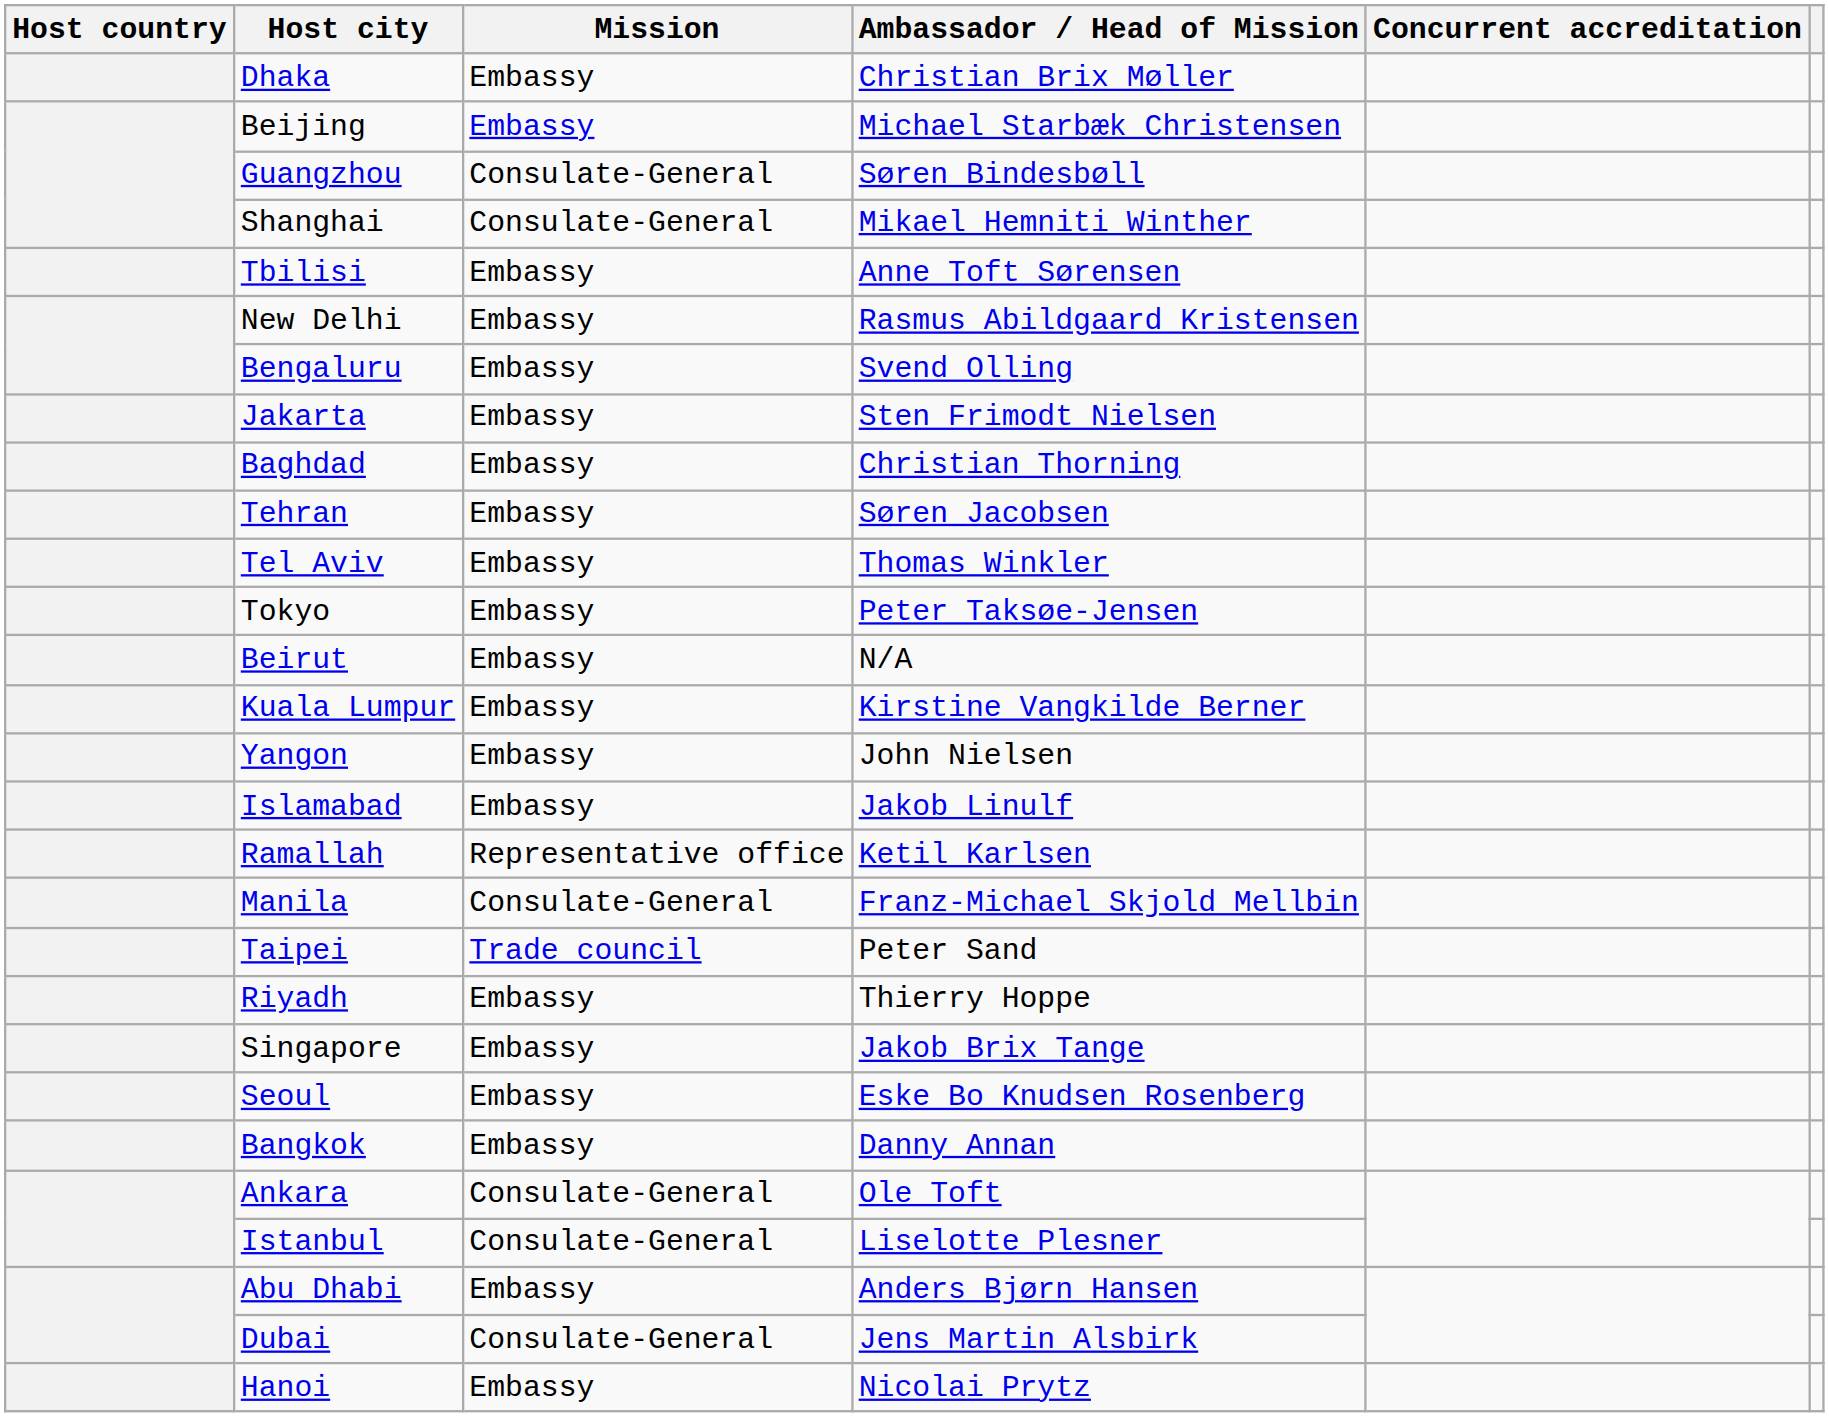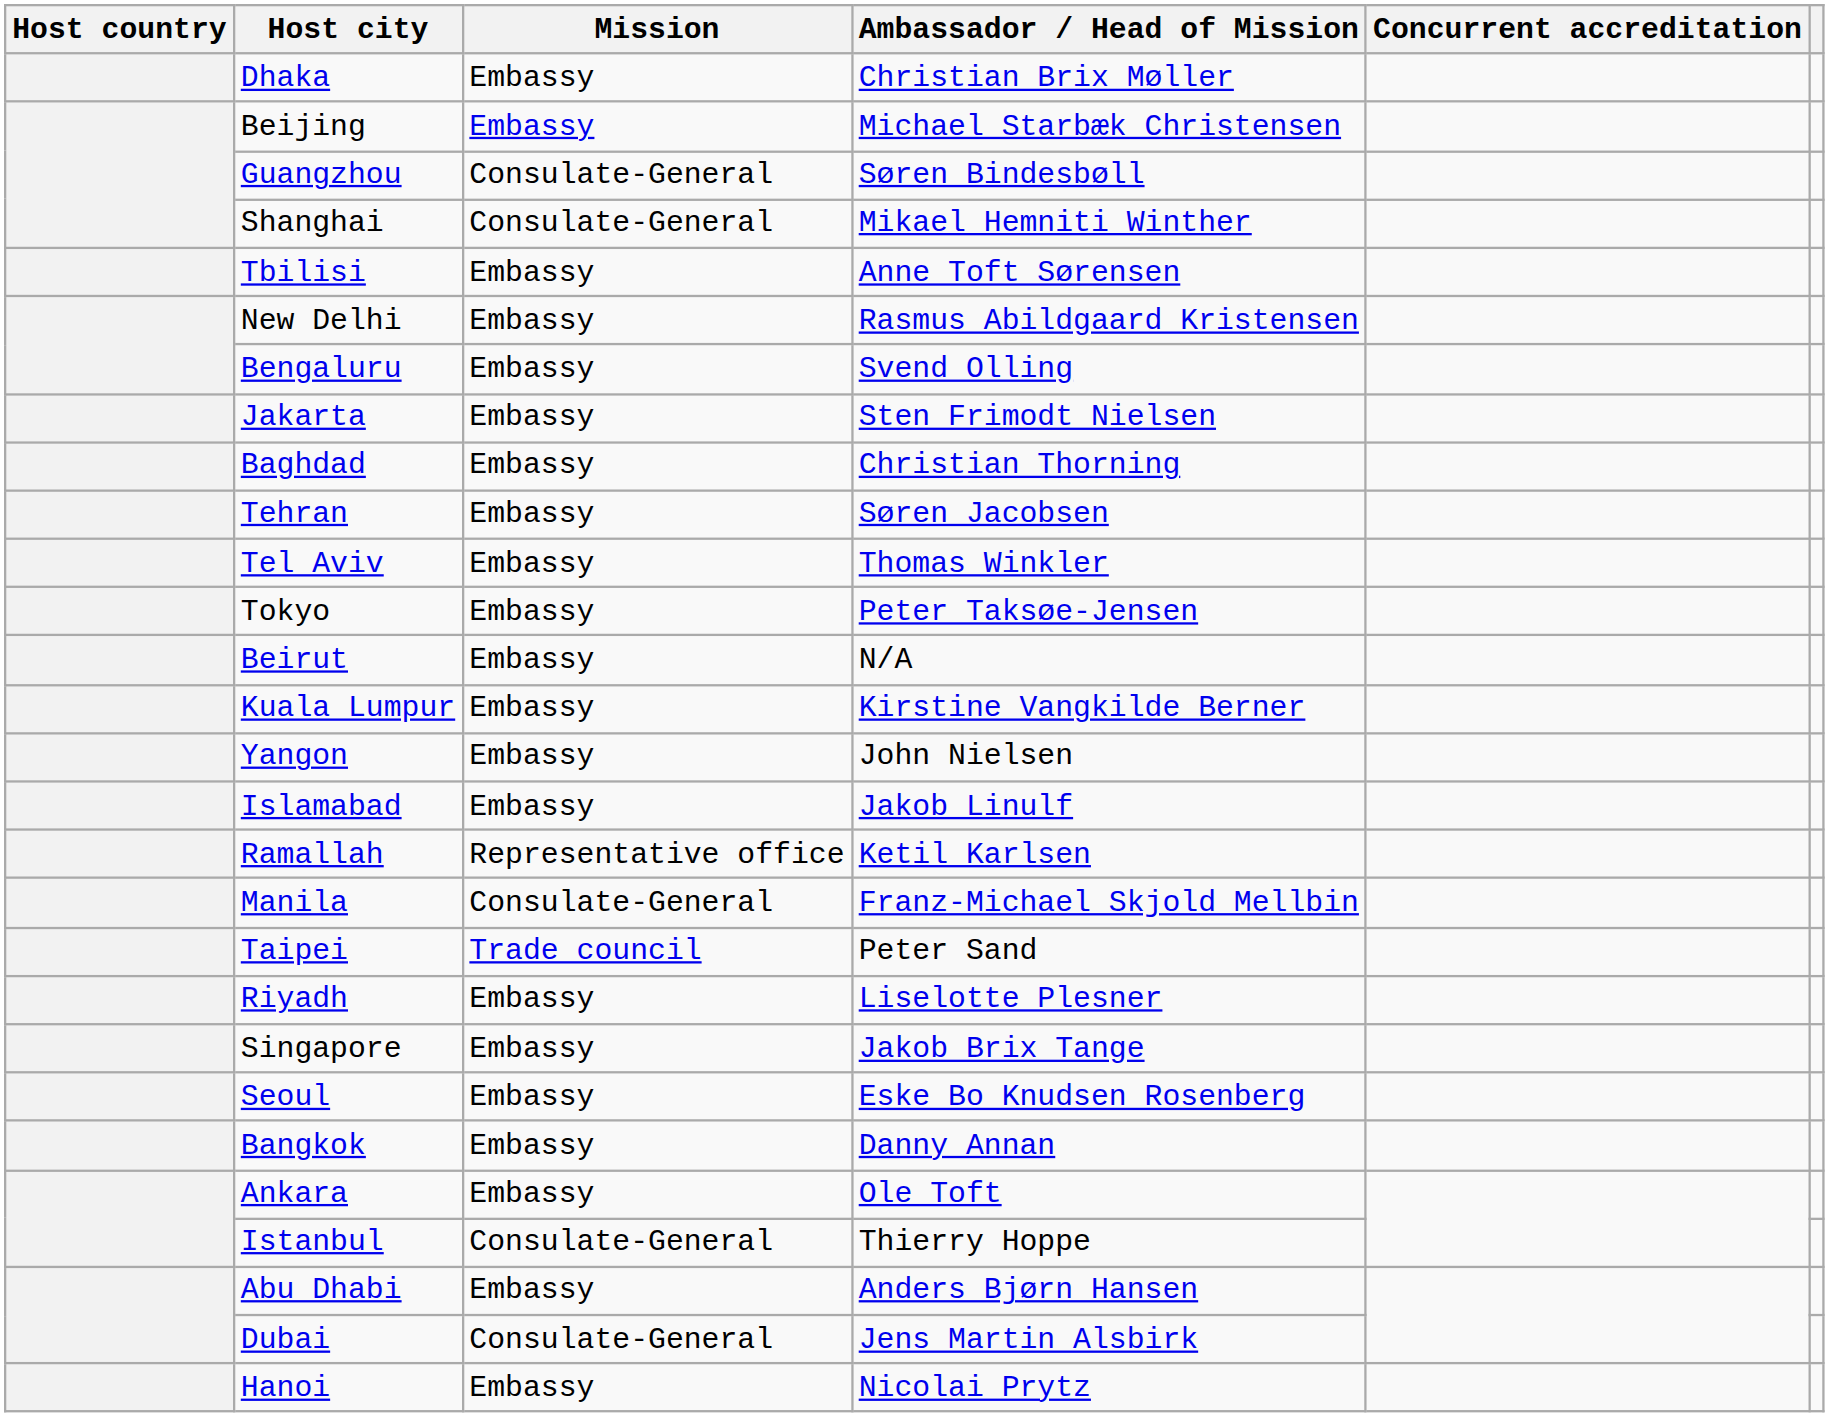(975, 1000) Thierry Hoppe -> (1011, 1000) Liselotte Plesner
(621, 1194) Consulate-General -> (532, 1194) Embassy
(1011, 1242) Liselotte Plesner -> (975, 1242) Thierry Hoppe
